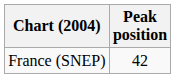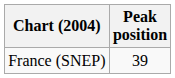(140, 60) 42 -> (140, 60) 39
